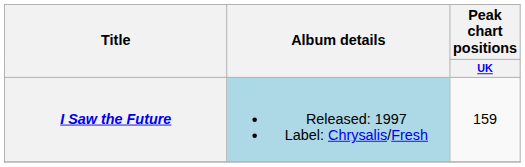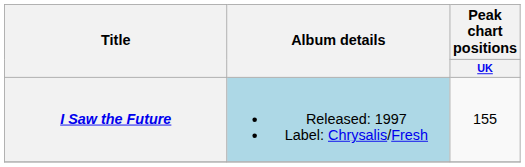(485, 119) 159 -> (485, 119) 155
